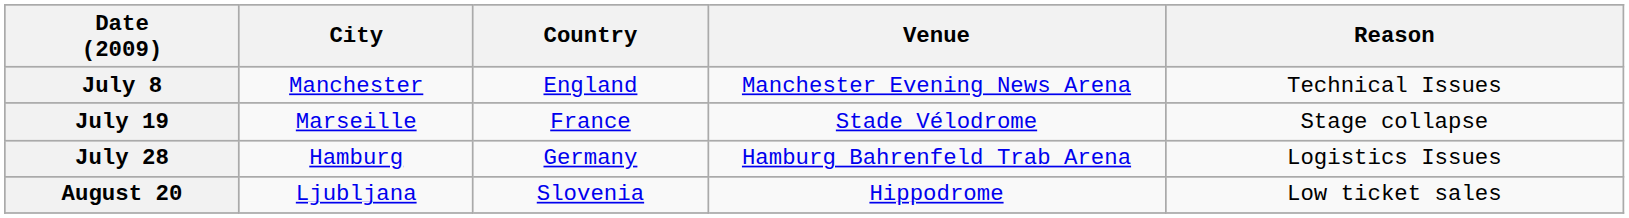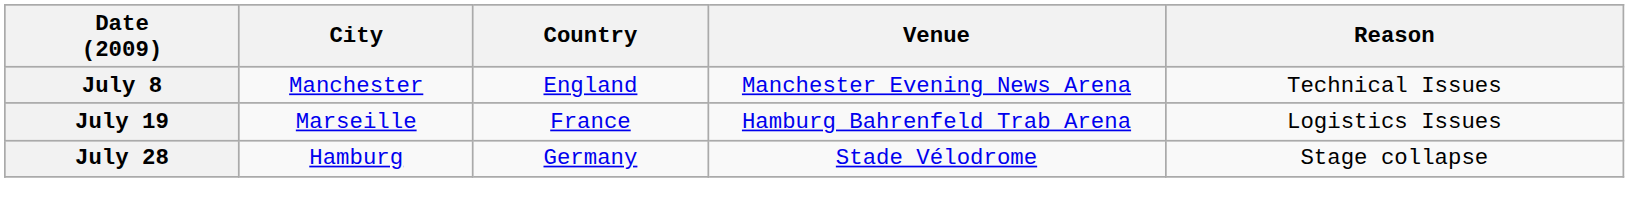(937, 122) Stade Vélodrome -> (937, 122) Hamburg Bahrenfeld Trab Arena
(1394, 122) Stage collapse -> (1394, 122) Logistics Issues
(937, 158) Hamburg Bahrenfeld Trab Arena -> (937, 158) Stade Vélodrome
(1394, 158) Logistics Issues -> (1394, 158) Stage collapse
- row: (122, 195)
